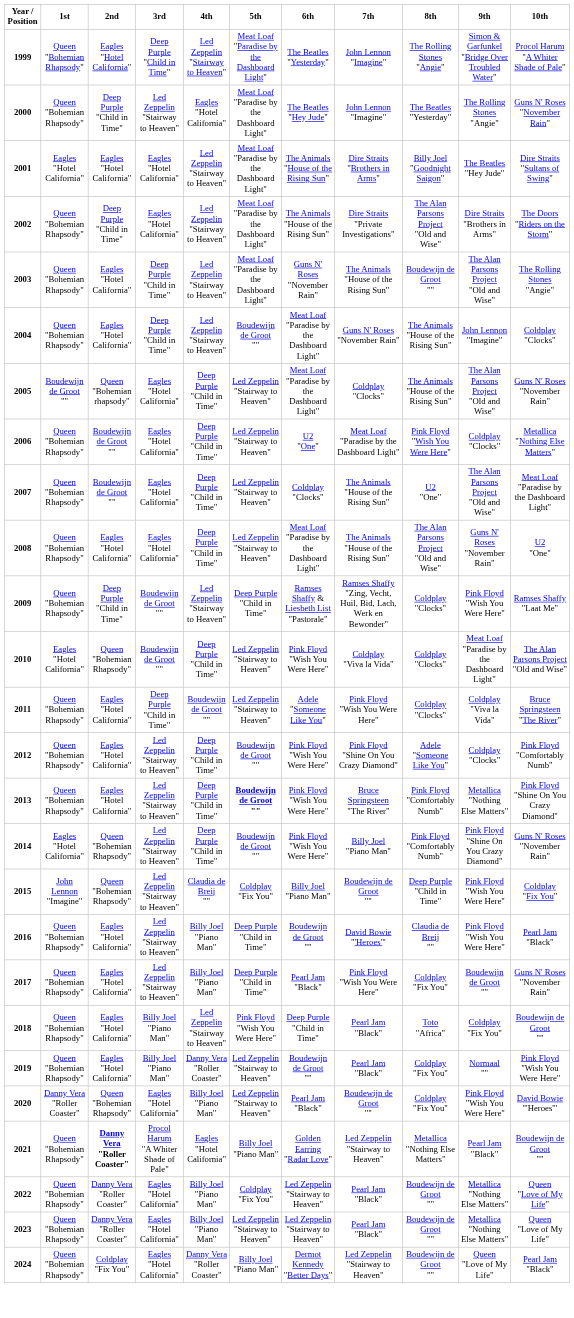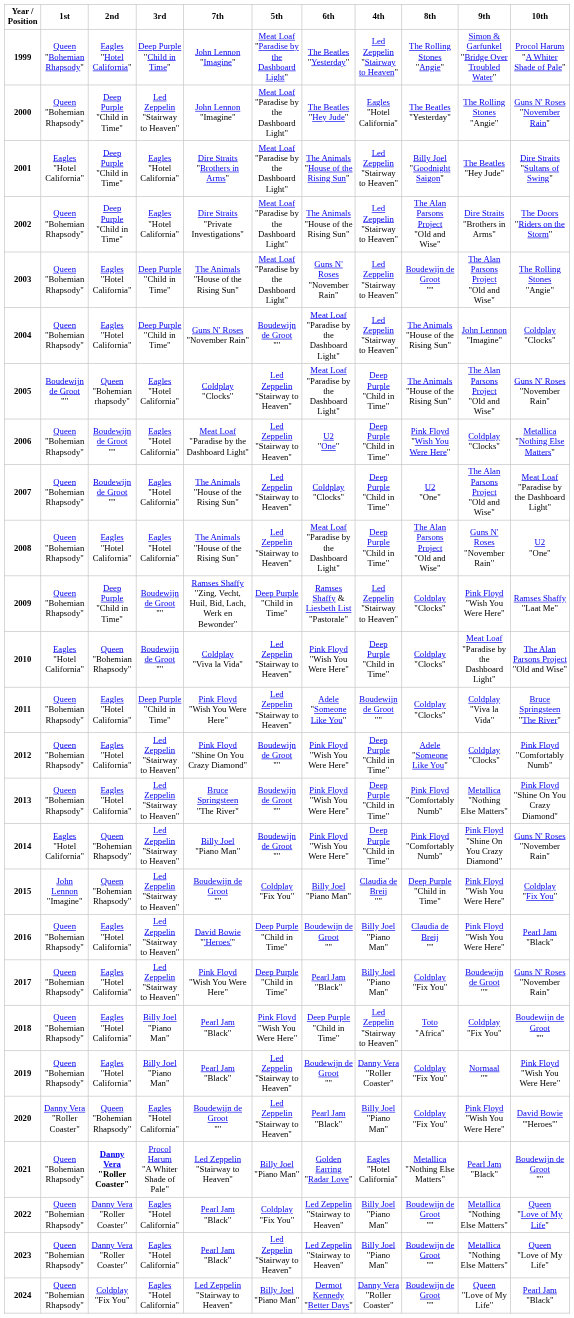columns swapped: (207, 16) <-> (368, 16)
(112, 168) Eagles "Hotel California" -> (112, 168) Deep Purple "Child in Time"
(256, 800) bold -> (277, 800) normal
